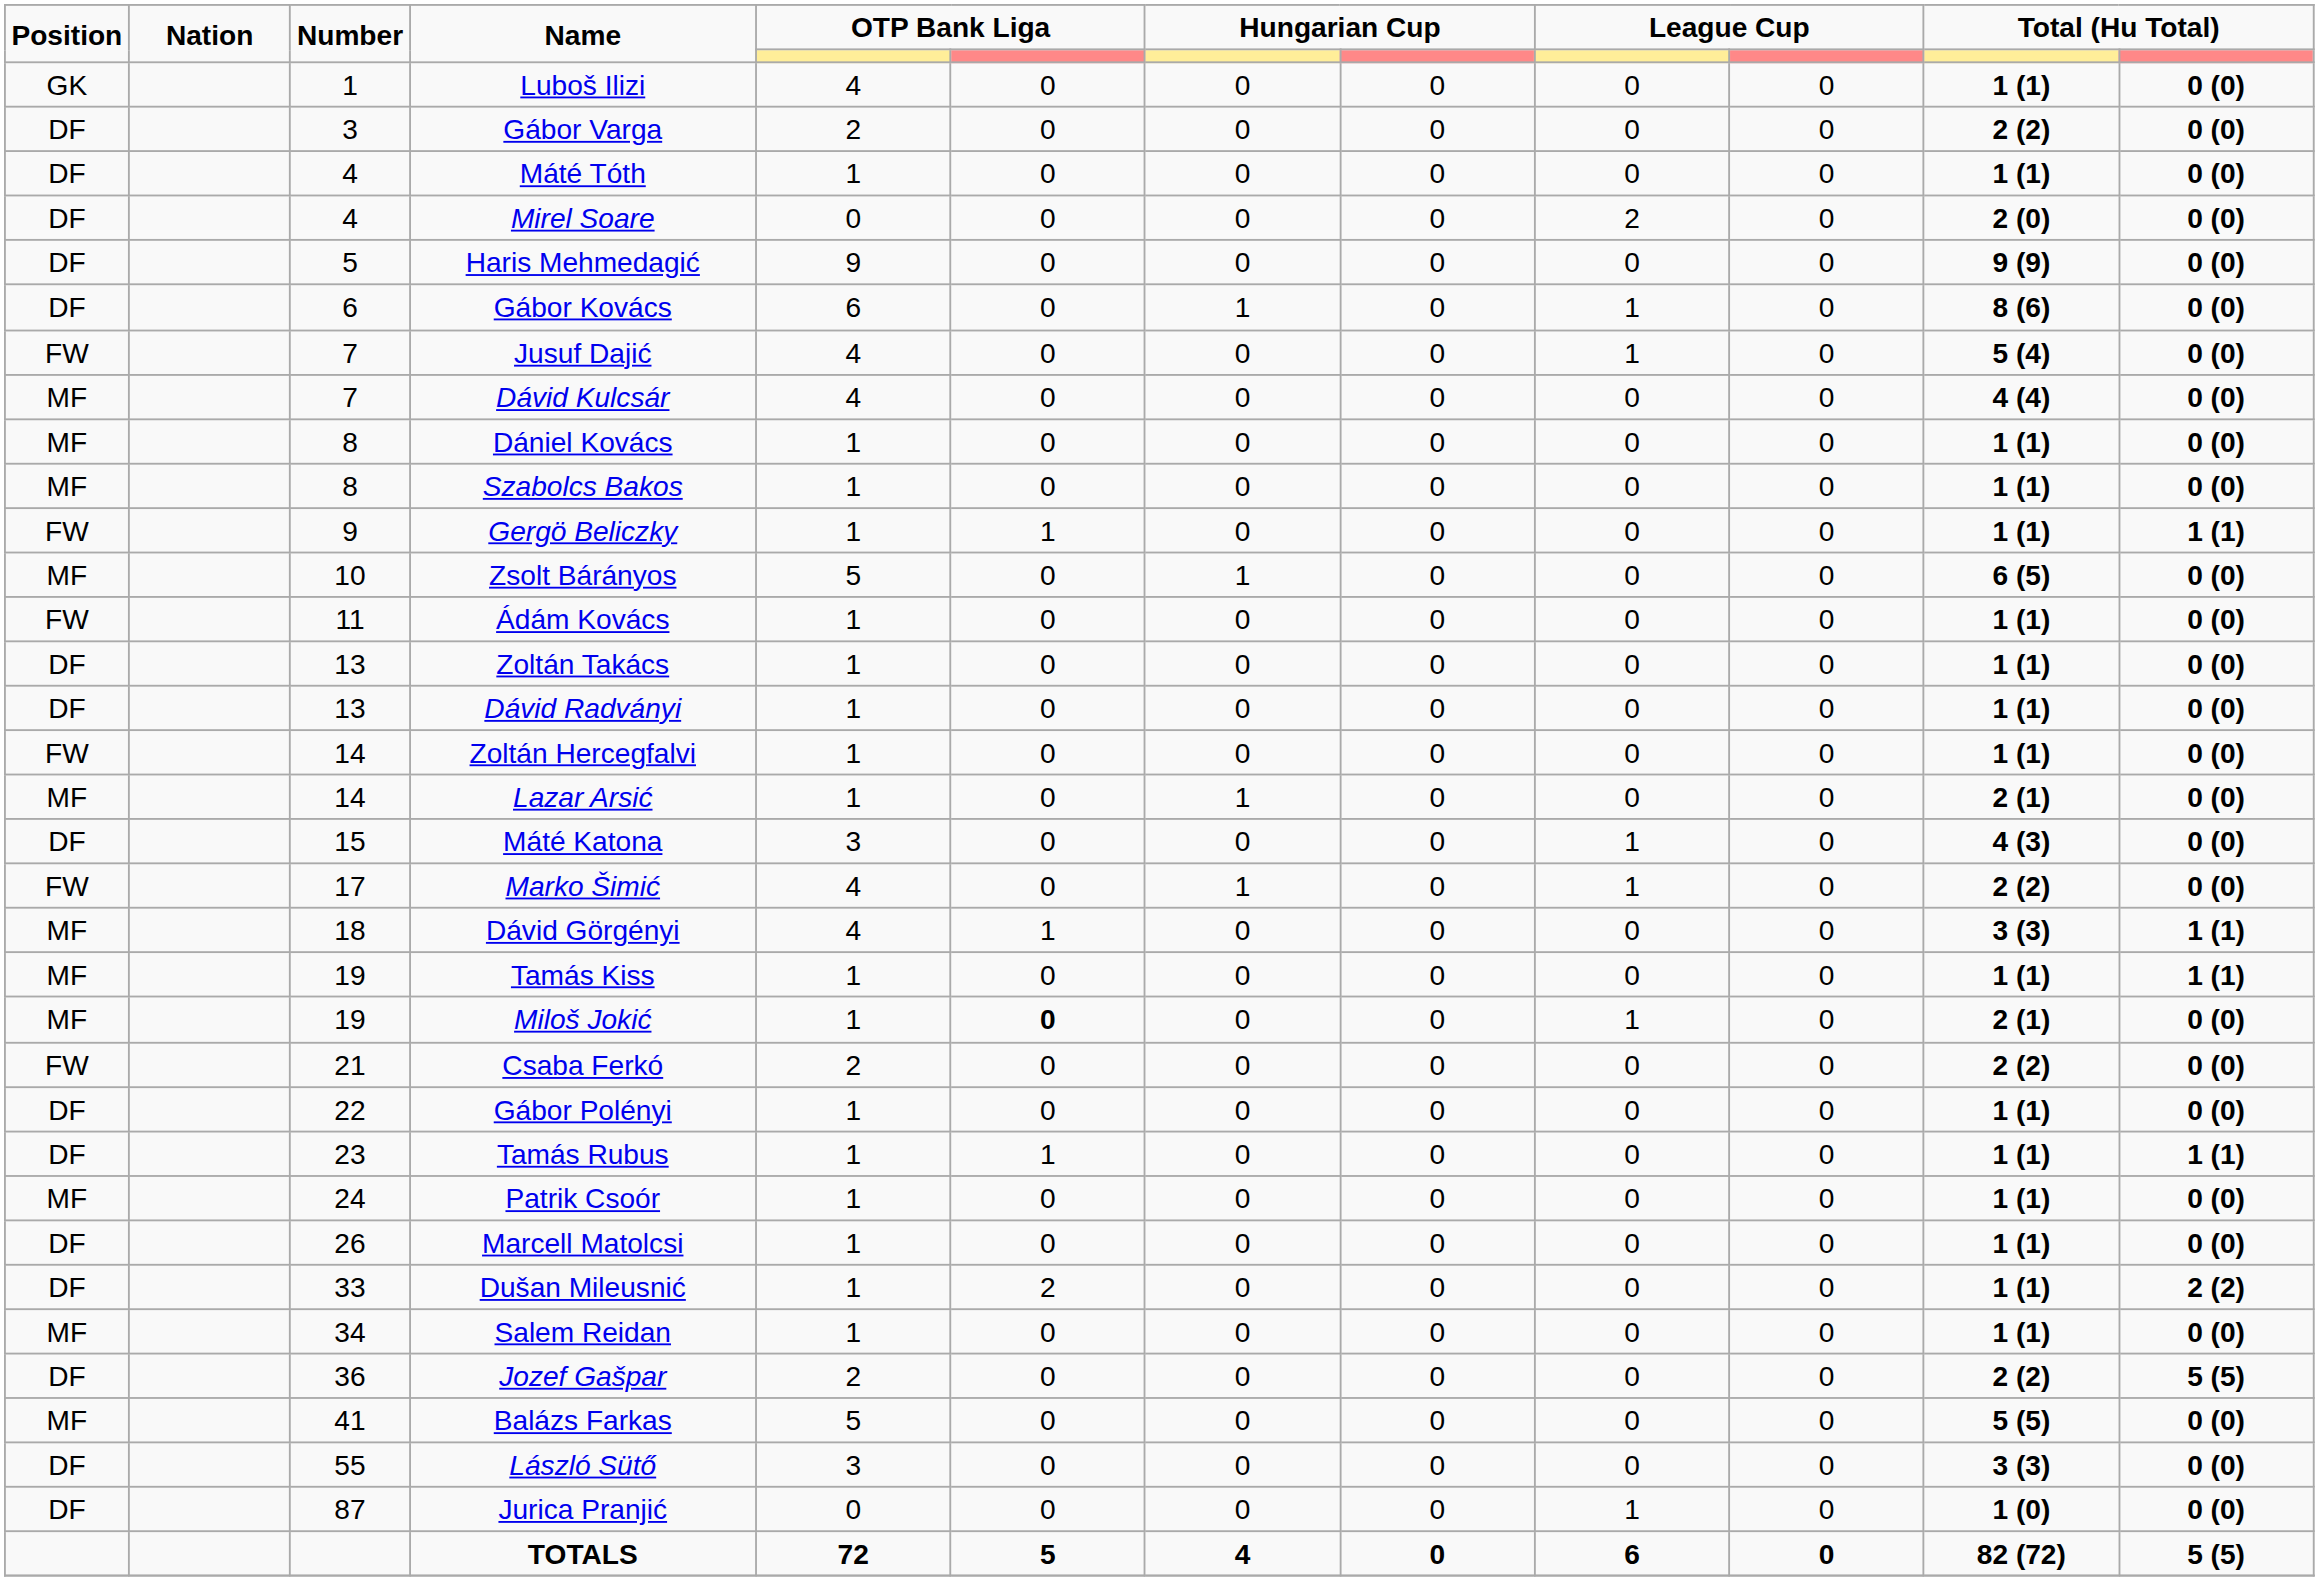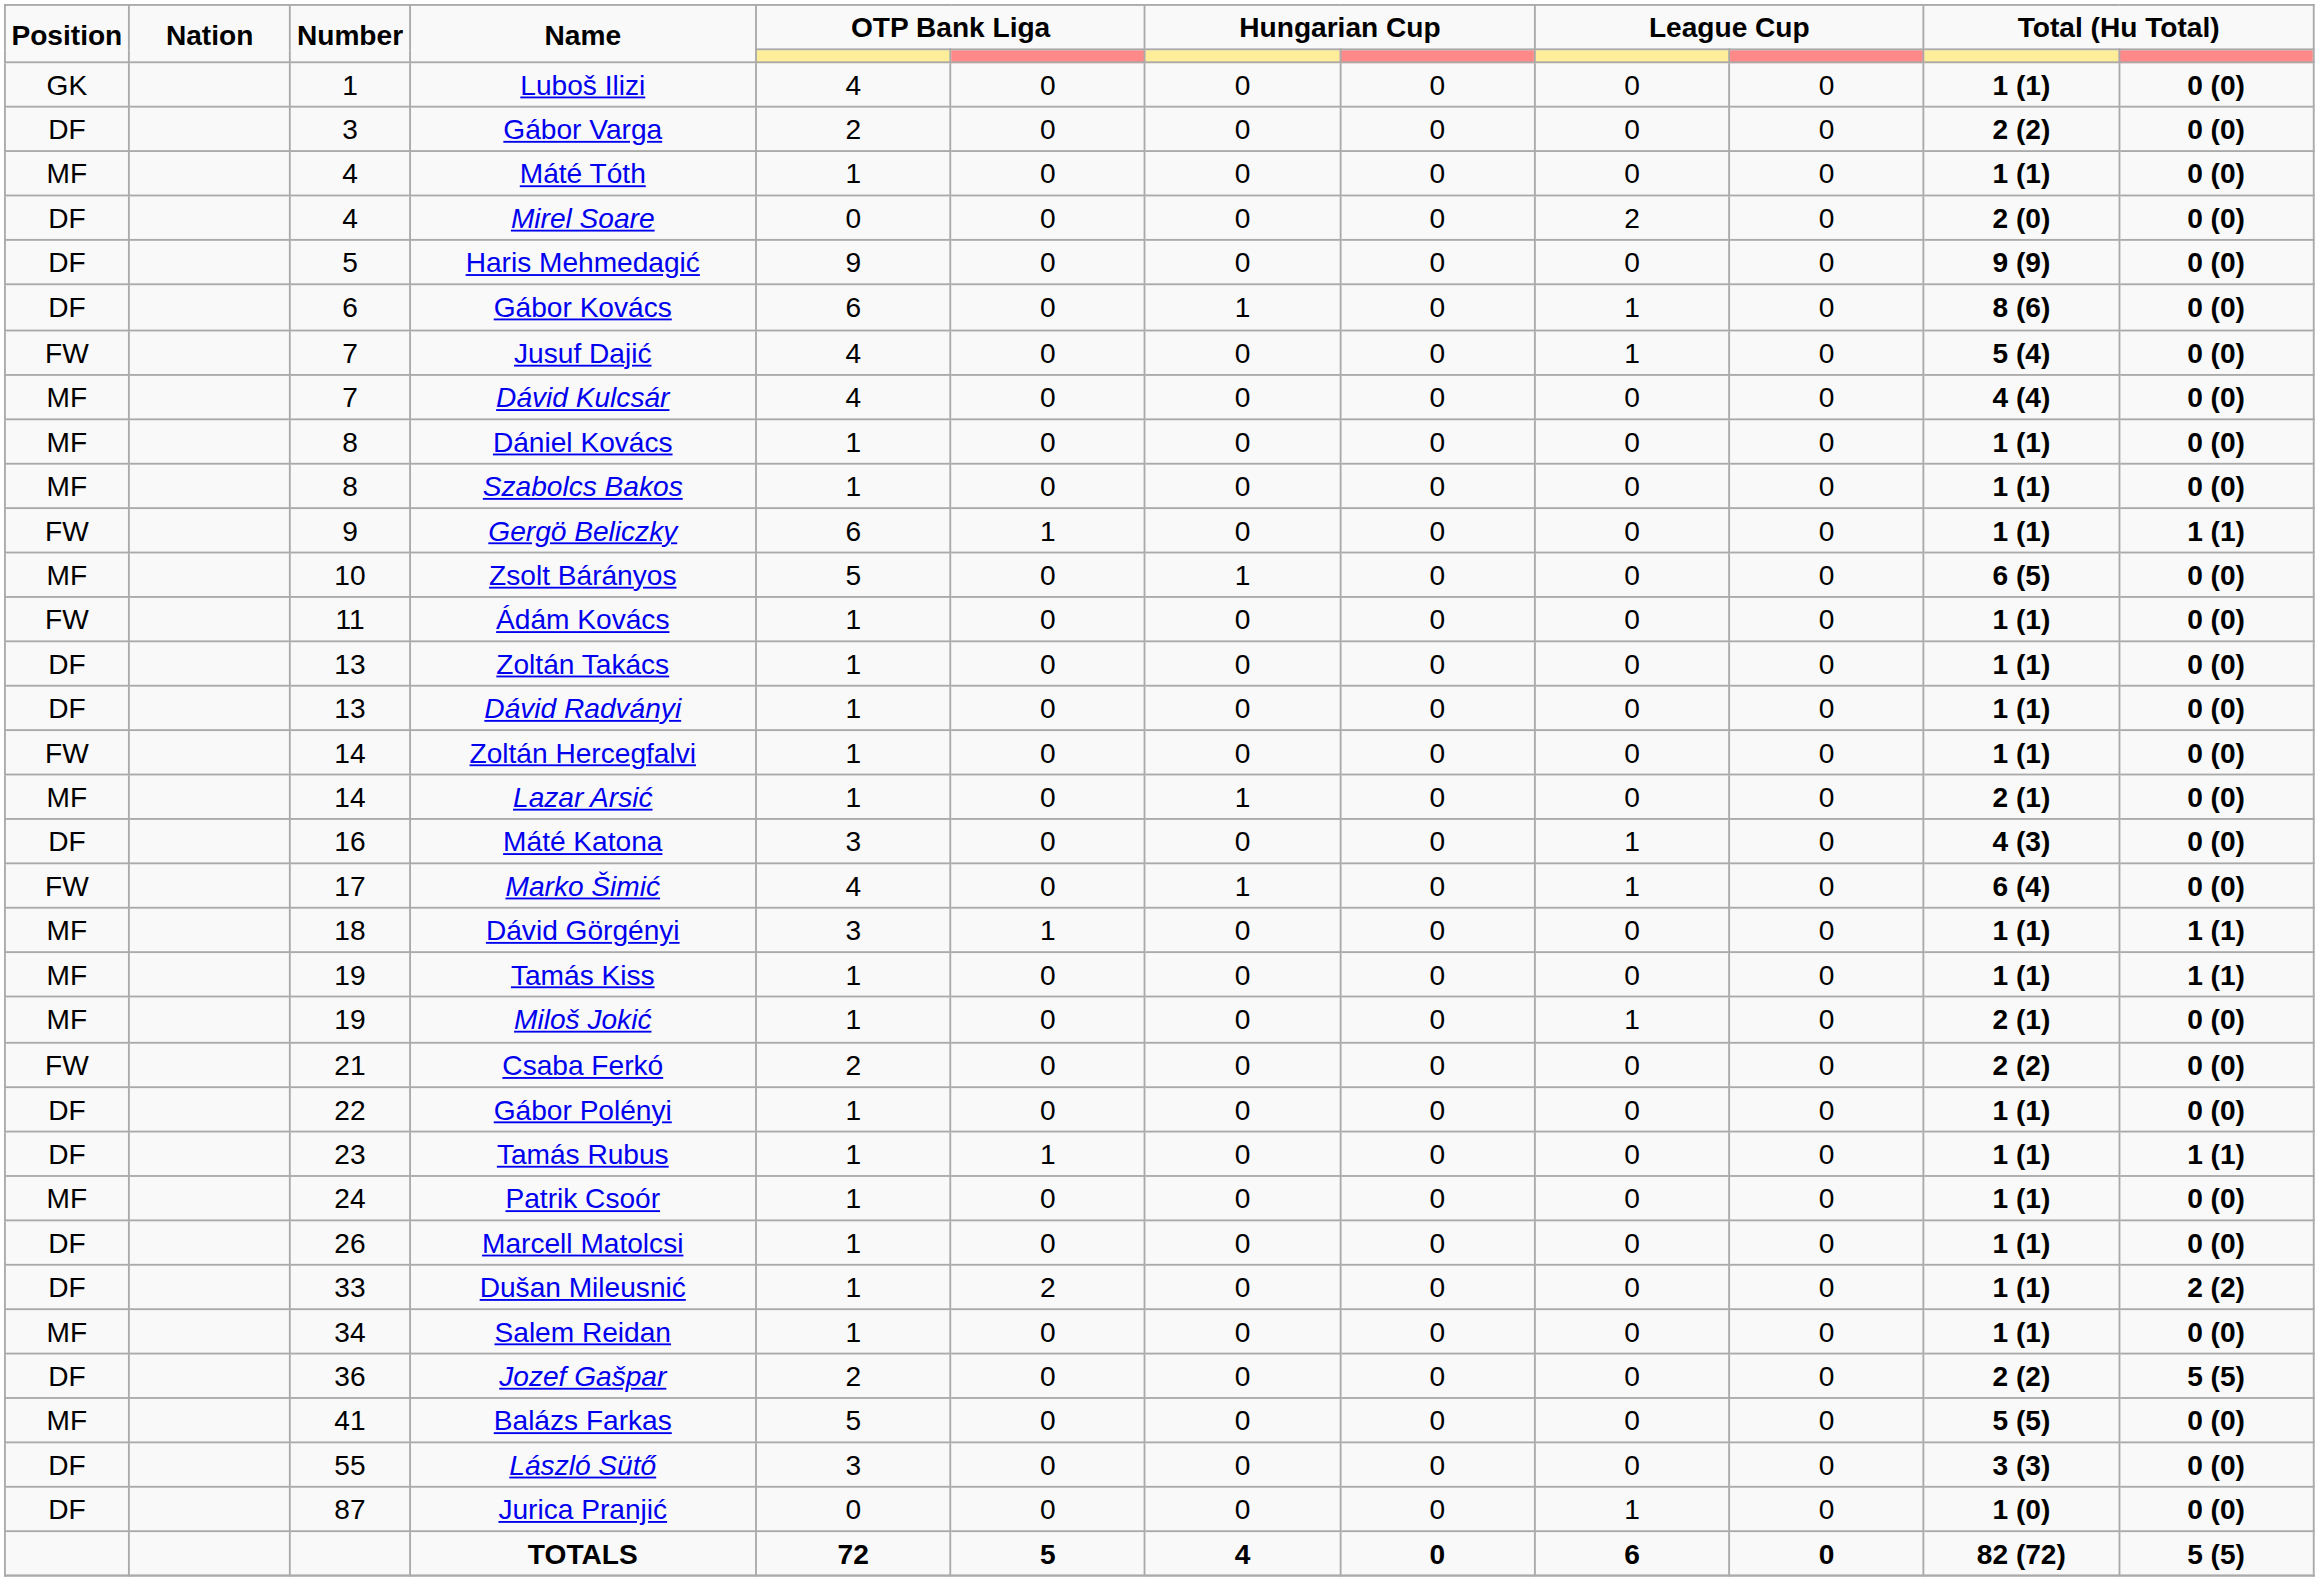(67, 174) DF -> (67, 174) MF
(853, 530) 1 -> (853, 530) 6
(350, 842) 15 -> (350, 842) 16
(2021, 886) 2 (2) -> (2021, 886) 6 (4)
(853, 931) 4 -> (853, 931) 3
(2021, 931) 3 (3) -> (2021, 931) 1 (1)
(1048, 1020) bold -> (1048, 1020) normal
